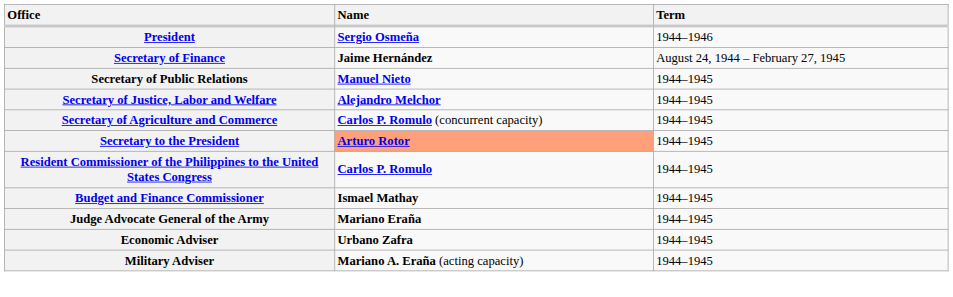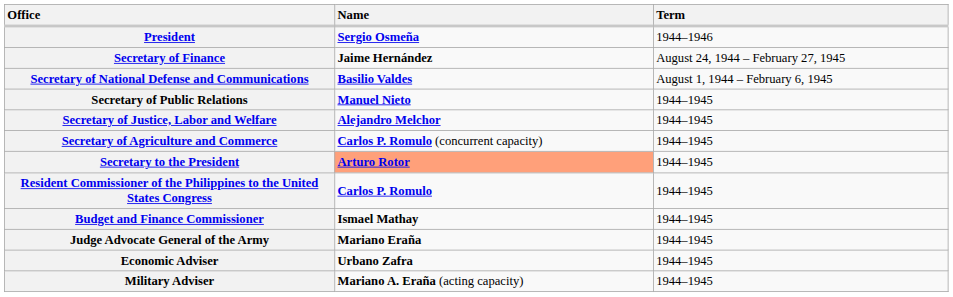+ row: (169, 79)
